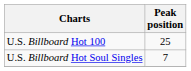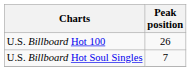(165, 41) 25 -> (165, 41) 26
